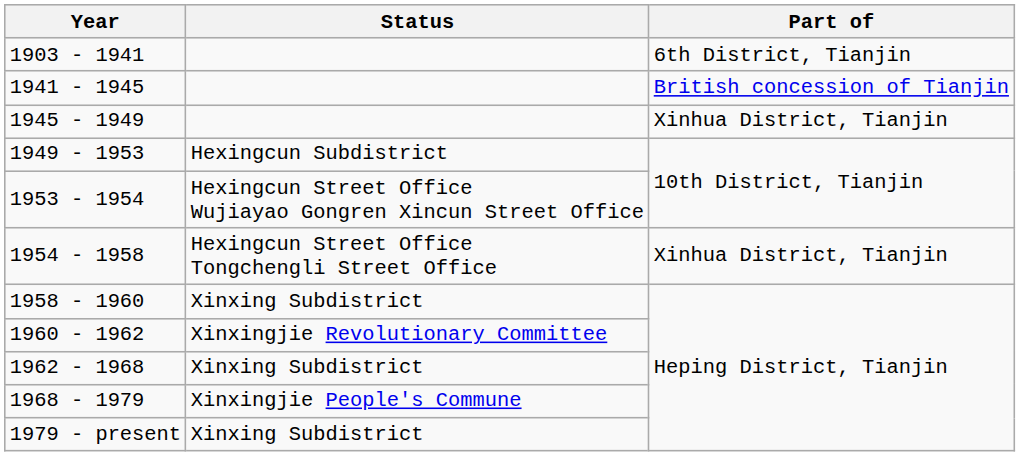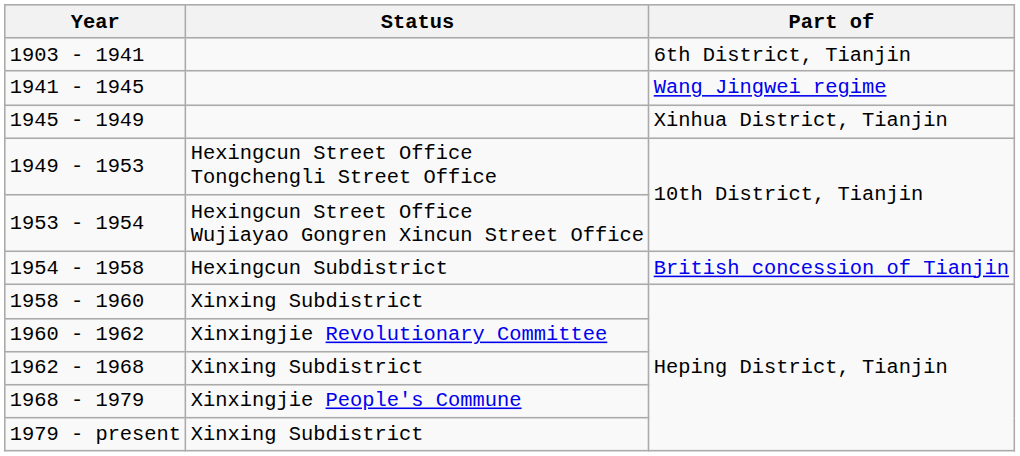(831, 88) British concession of Tianjin -> (770, 88) Wang Jingwei regime
(319, 154) Hexingcun Subdistrict -> (344, 166) Hexingcun Street Office Tongchengli Street Office
(344, 256) Hexingcun Street Office Tongchengli Street Office -> (319, 268) Hexingcun Subdistrict
(801, 256) Xinhua District, Tianjin -> (831, 268) British concession of Tianjin
